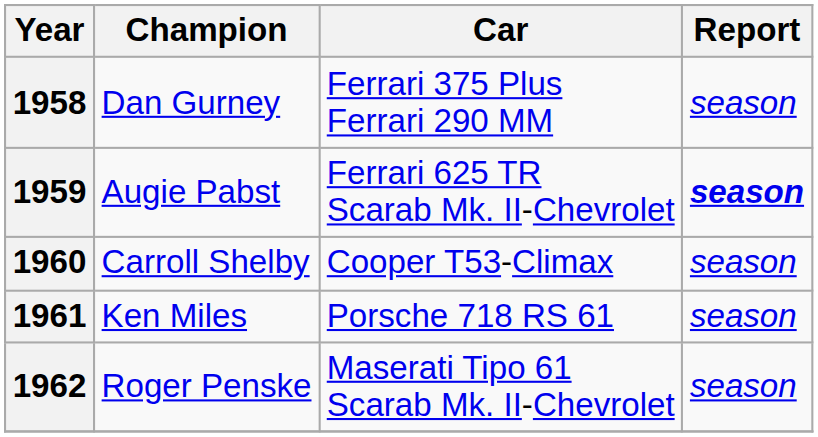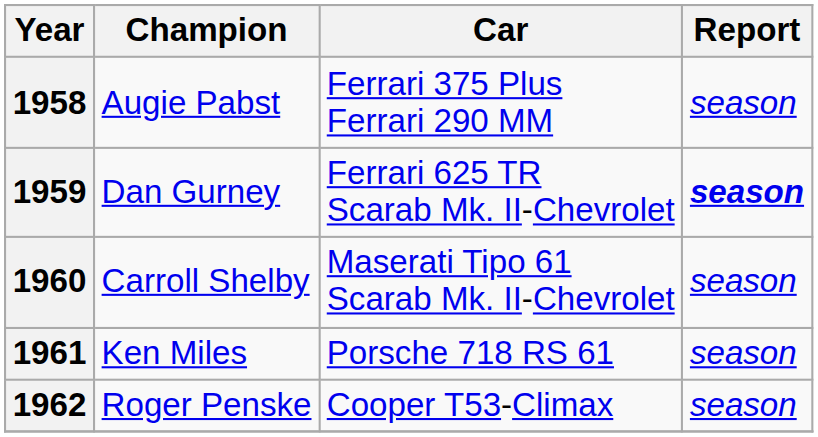(191, 101) Dan Gurney -> (191, 101) Augie Pabst
(191, 191) Augie Pabst -> (191, 191) Dan Gurney
(470, 262) Cooper T53-Climax -> (501, 281) Maserati Tipo 61 Scarab Mk. II-Chevrolet
(501, 386) Maserati Tipo 61 Scarab Mk. II-Chevrolet -> (470, 405) Cooper T53-Climax
